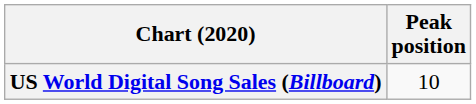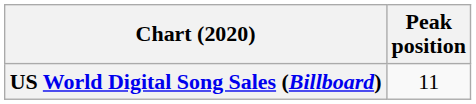(429, 81) 10 -> (429, 81) 11
